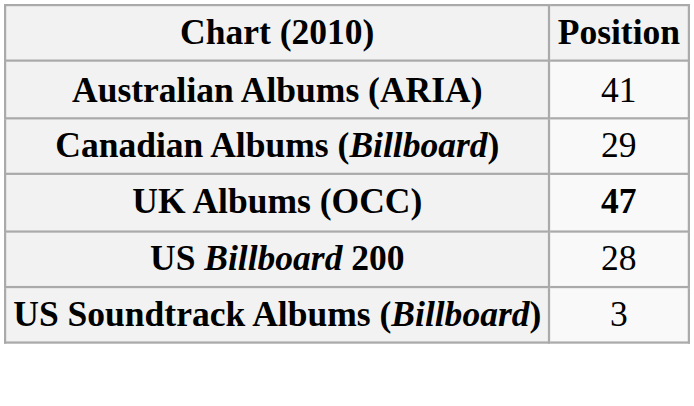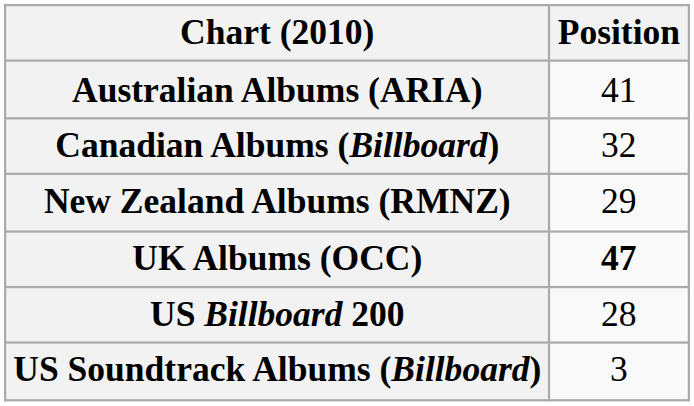(619, 145) 29 -> (619, 145) 32
+ row: (277, 201)
